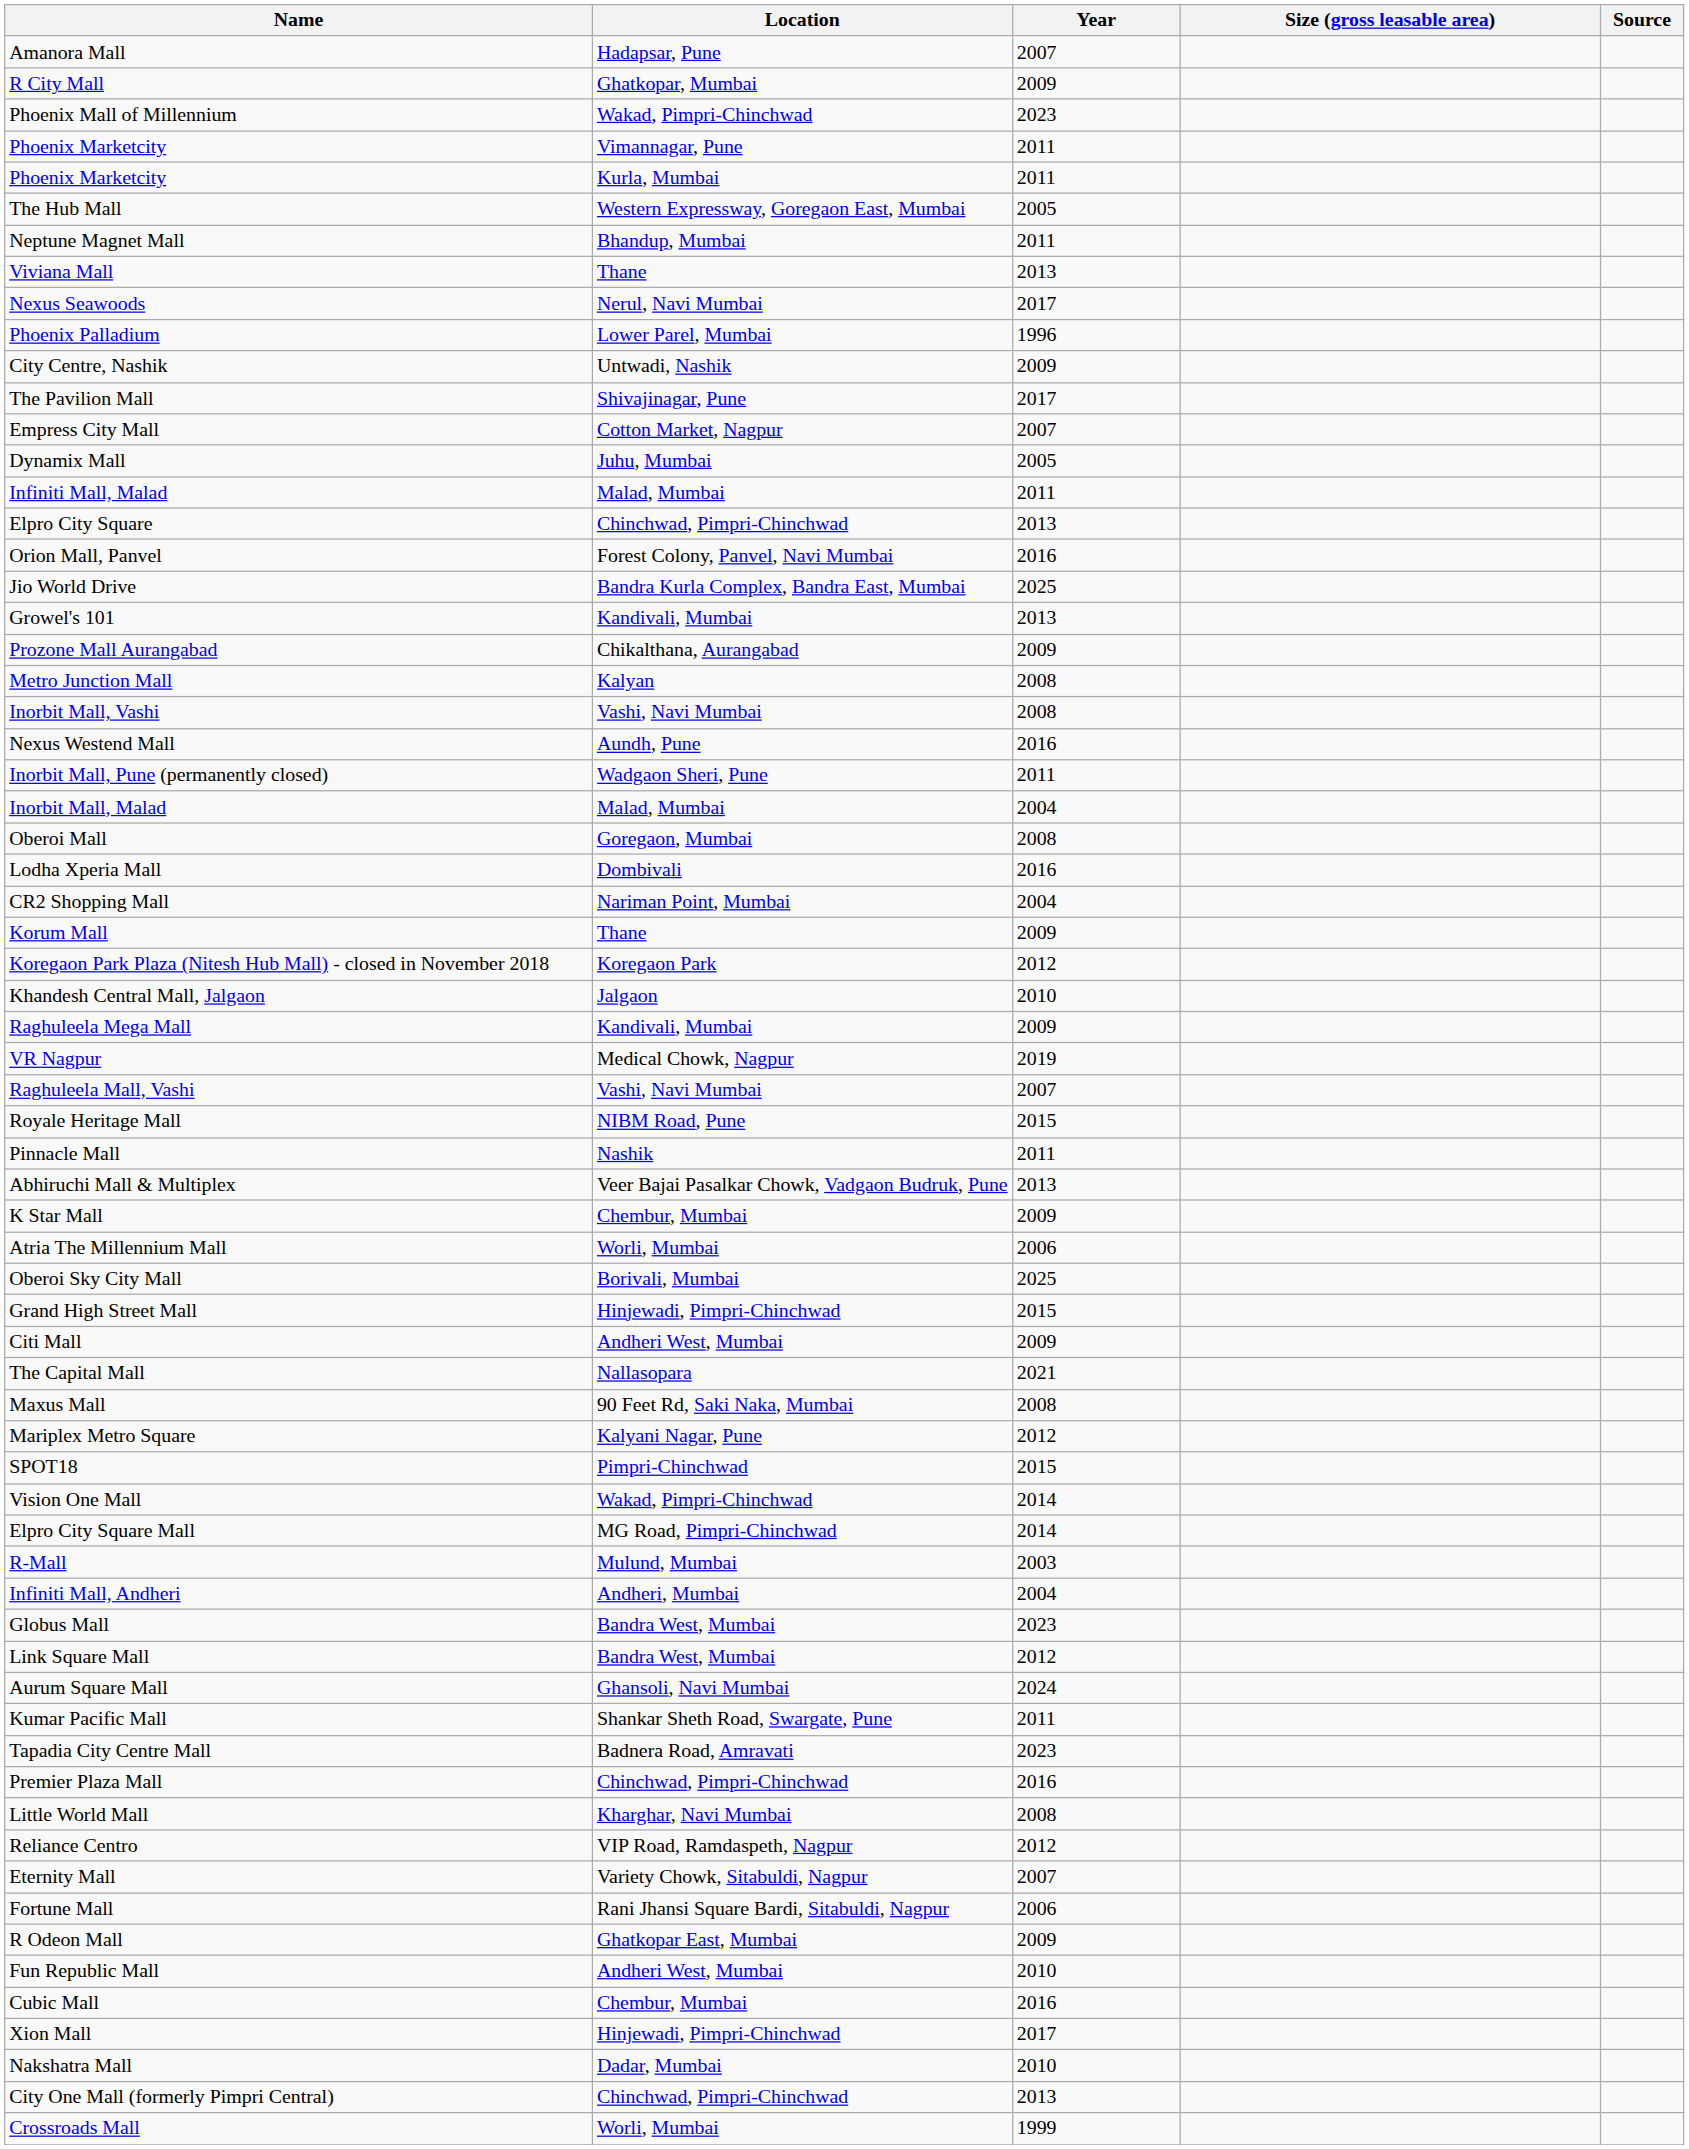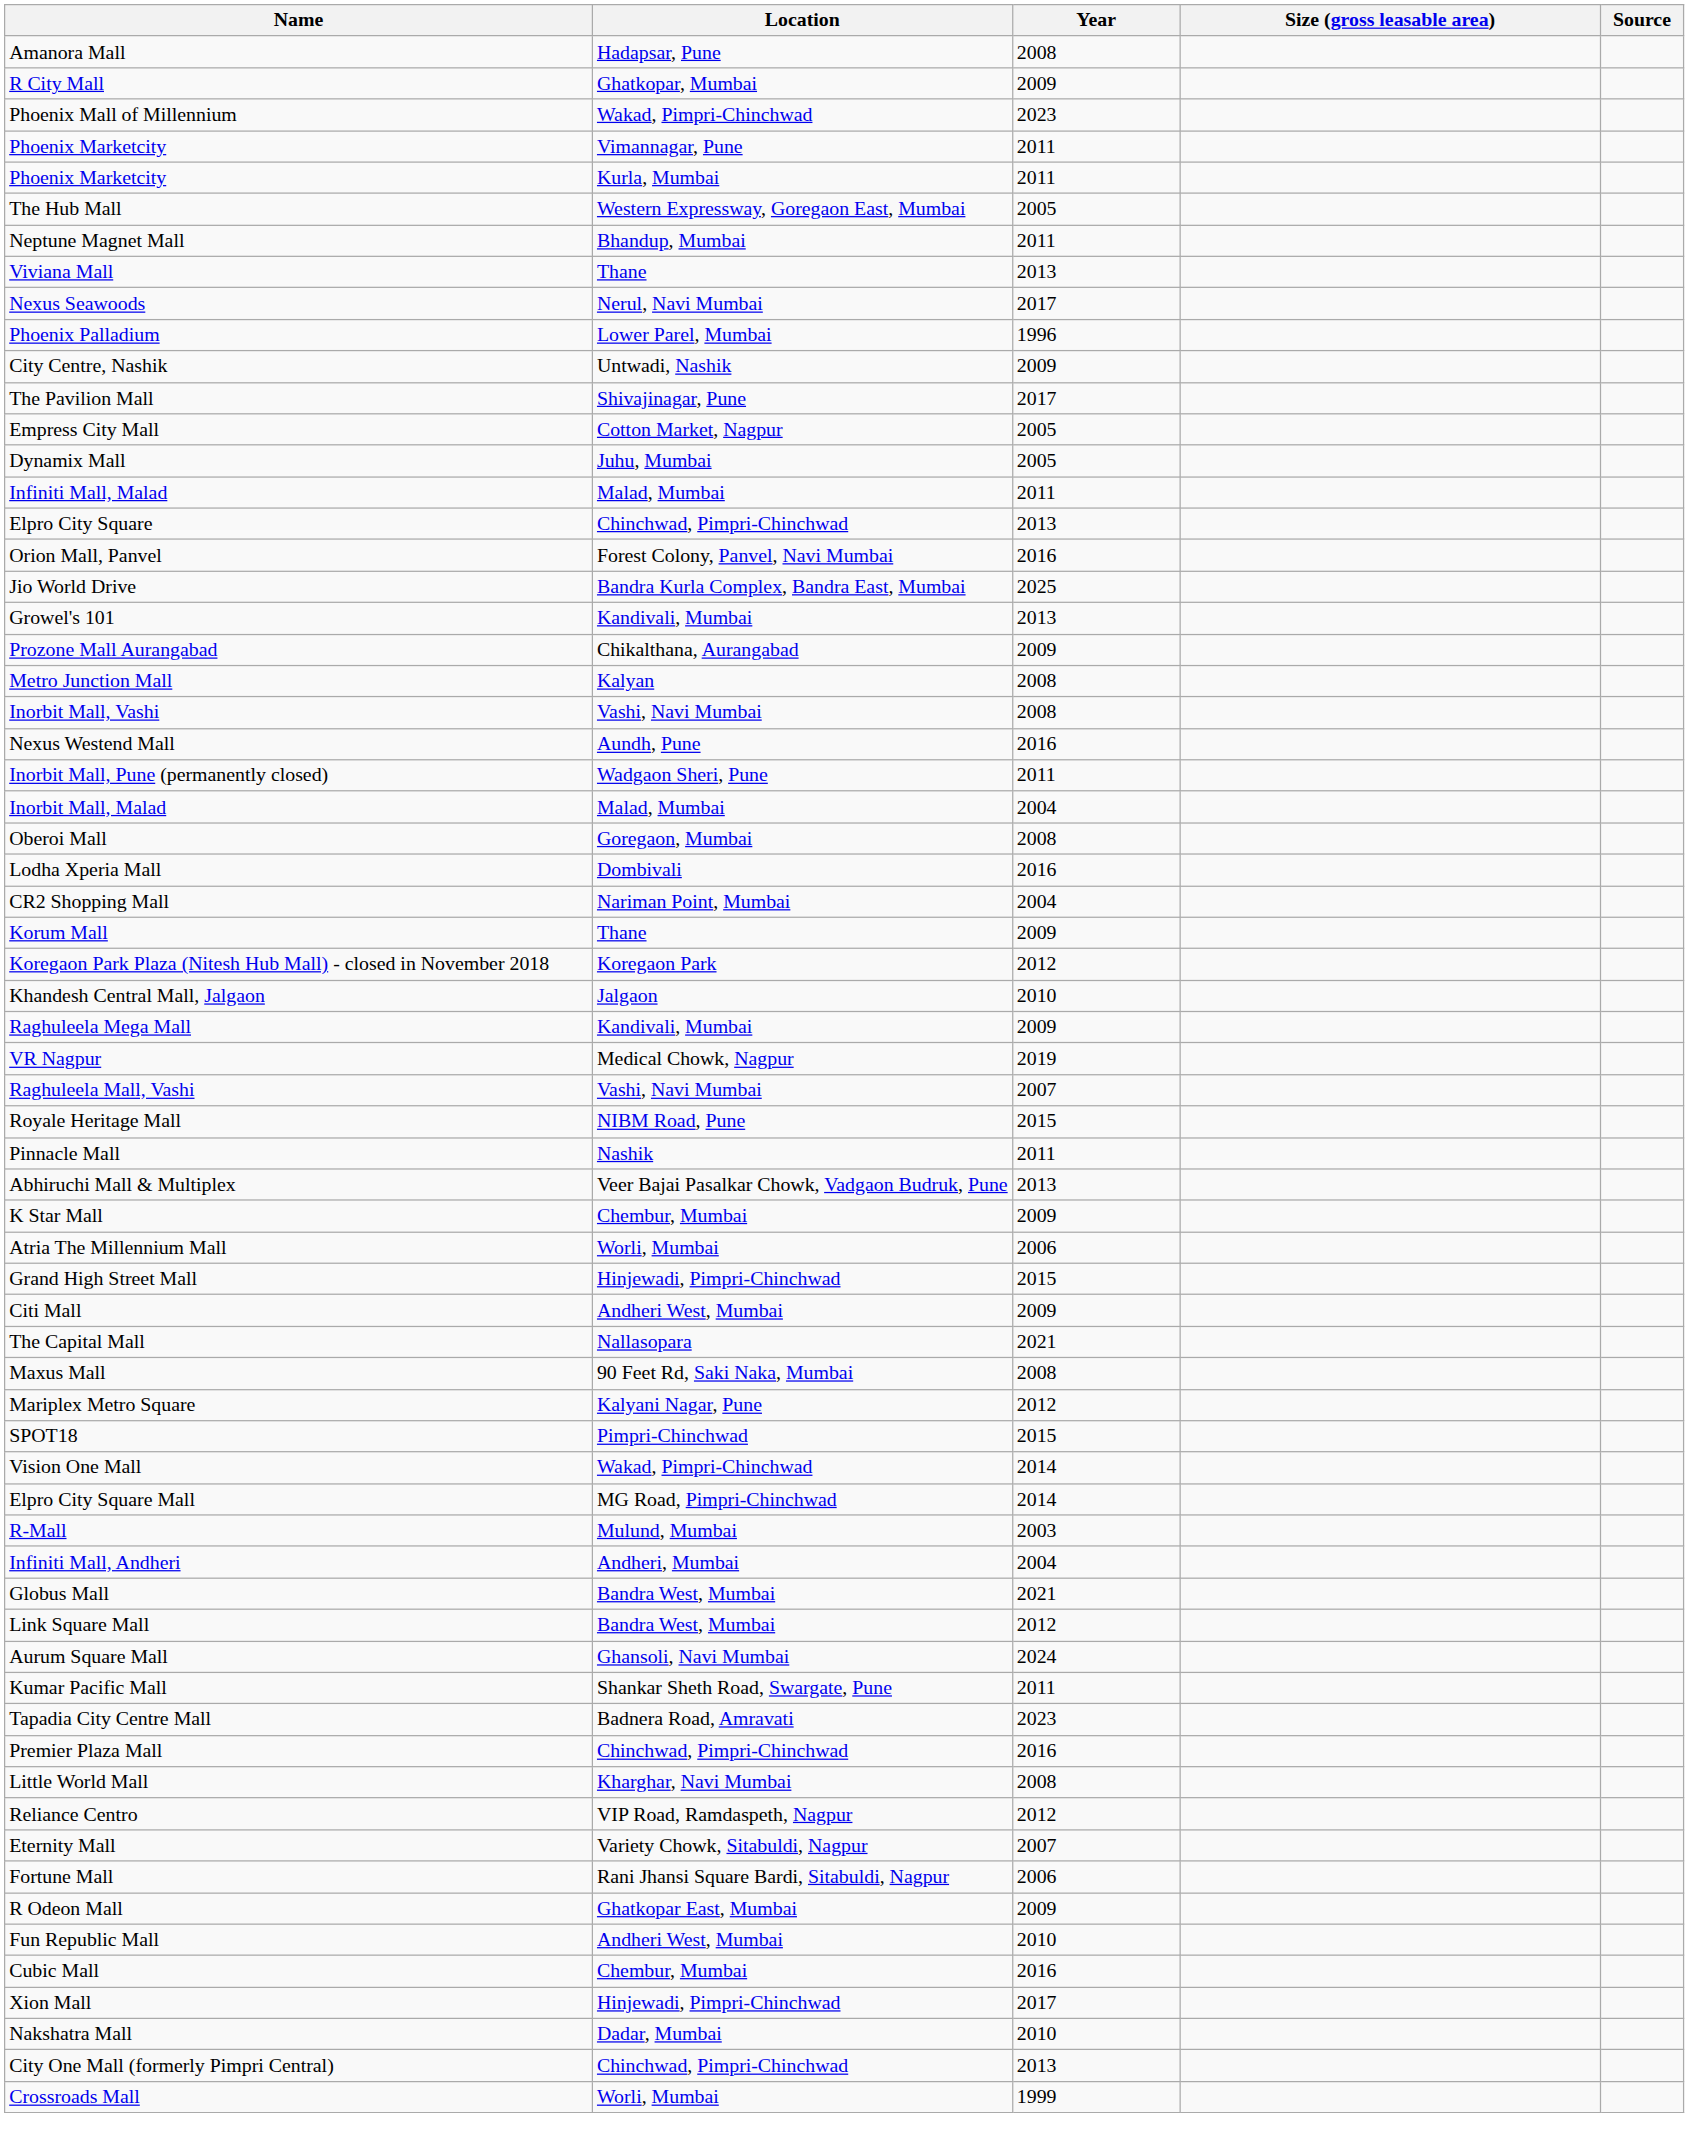(1037, 51) 2007 -> (1037, 51) 2008
(1037, 429) 2007 -> (1037, 429) 2005
- row: (95, 1278)
(1037, 1624) 2023 -> (1037, 1593) 2021
